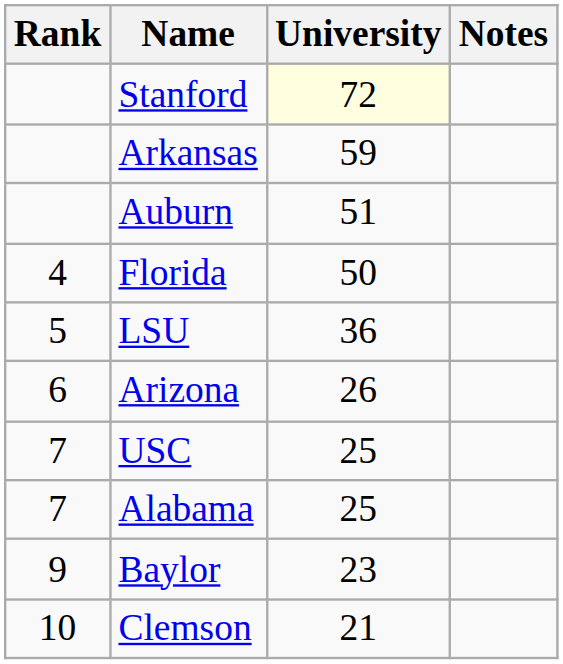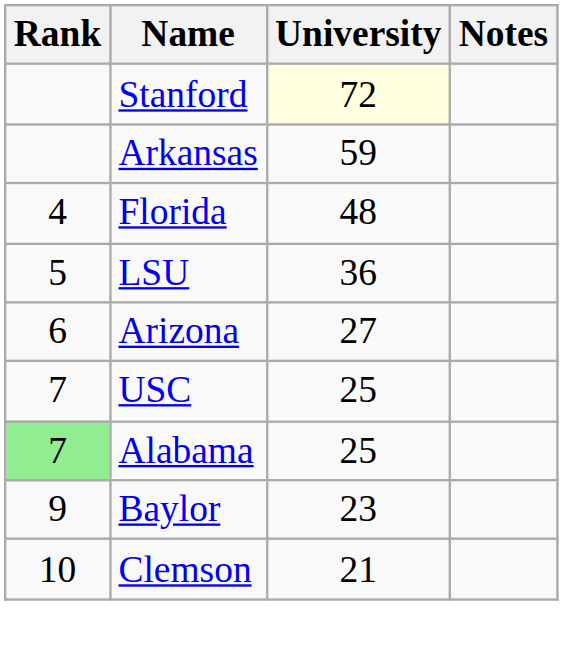- row: (176, 212)
(358, 271) 50 -> (358, 212) 48
(358, 390) 26 -> (358, 331) 27
(57, 509) no background -> (57, 449) lightgreen background
